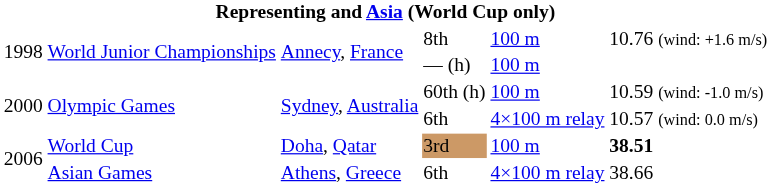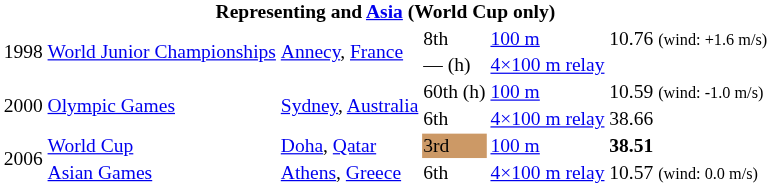(515, 65) 100 m -> (547, 65) 4×100 m relay
(684, 118) 10.57 (wind: 0.0 m/s) -> (631, 118) 38.66
(631, 172) 38.66 -> (684, 172) 10.57 (wind: 0.0 m/s)
